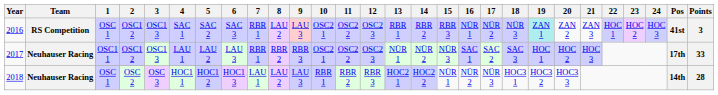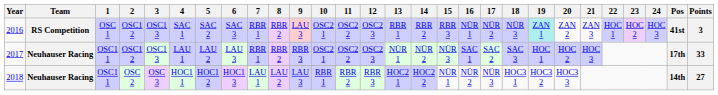(279, 29) LAU 2 -> (279, 29) RBR 2
(108, 77) OSC 1 -> (108, 77) OSC1 1
(701, 77) 28 -> (701, 77) 27
